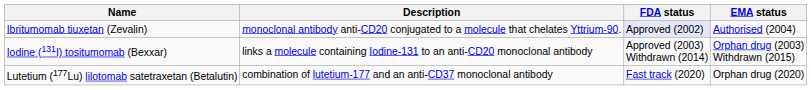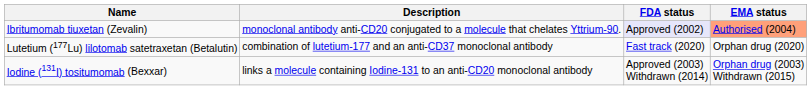(754, 29) no background -> (754, 29) lightsalmon background
rows swapped: (87, 51) <-> (122, 75)
